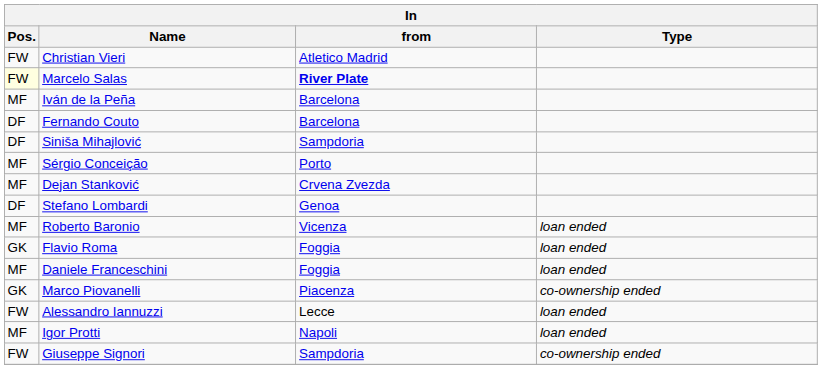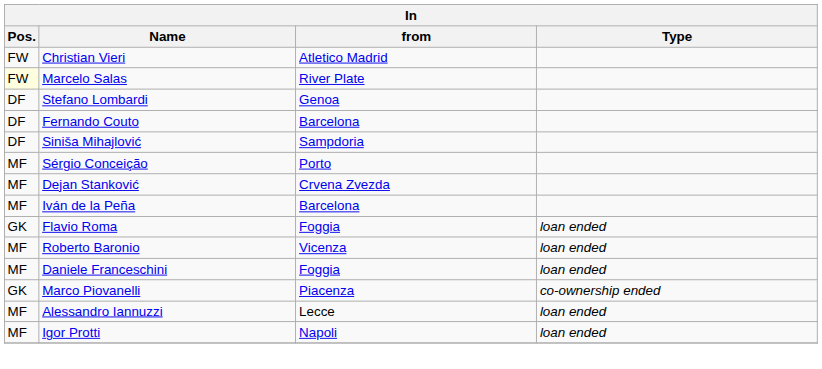(334, 79) bold -> (332, 79) normal
rows swapped: (89, 100) <-> (95, 206)
rows swapped: (80, 248) <-> (91, 227)
(18, 312) FW -> (17, 312) MF
- row: (93, 354)
